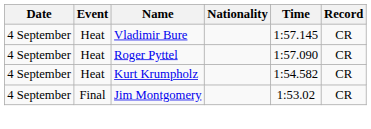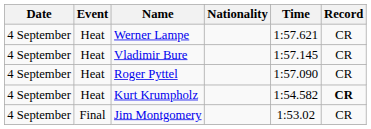+ row: (152, 34)
(344, 74) normal -> (344, 94) bold
